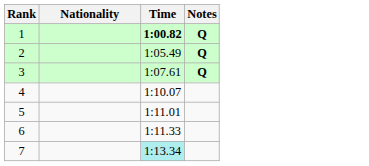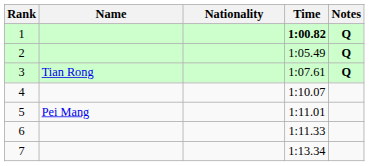+ column: (111, 14)
(163, 151) paleturquoise background -> (307, 151) no background
